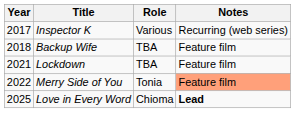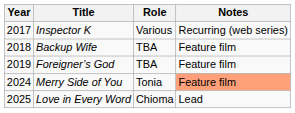+ row: (75, 64)
- row: (61, 64)
(19, 82) 2022 -> (19, 82) 2024
(191, 99) bold -> (191, 99) normal
